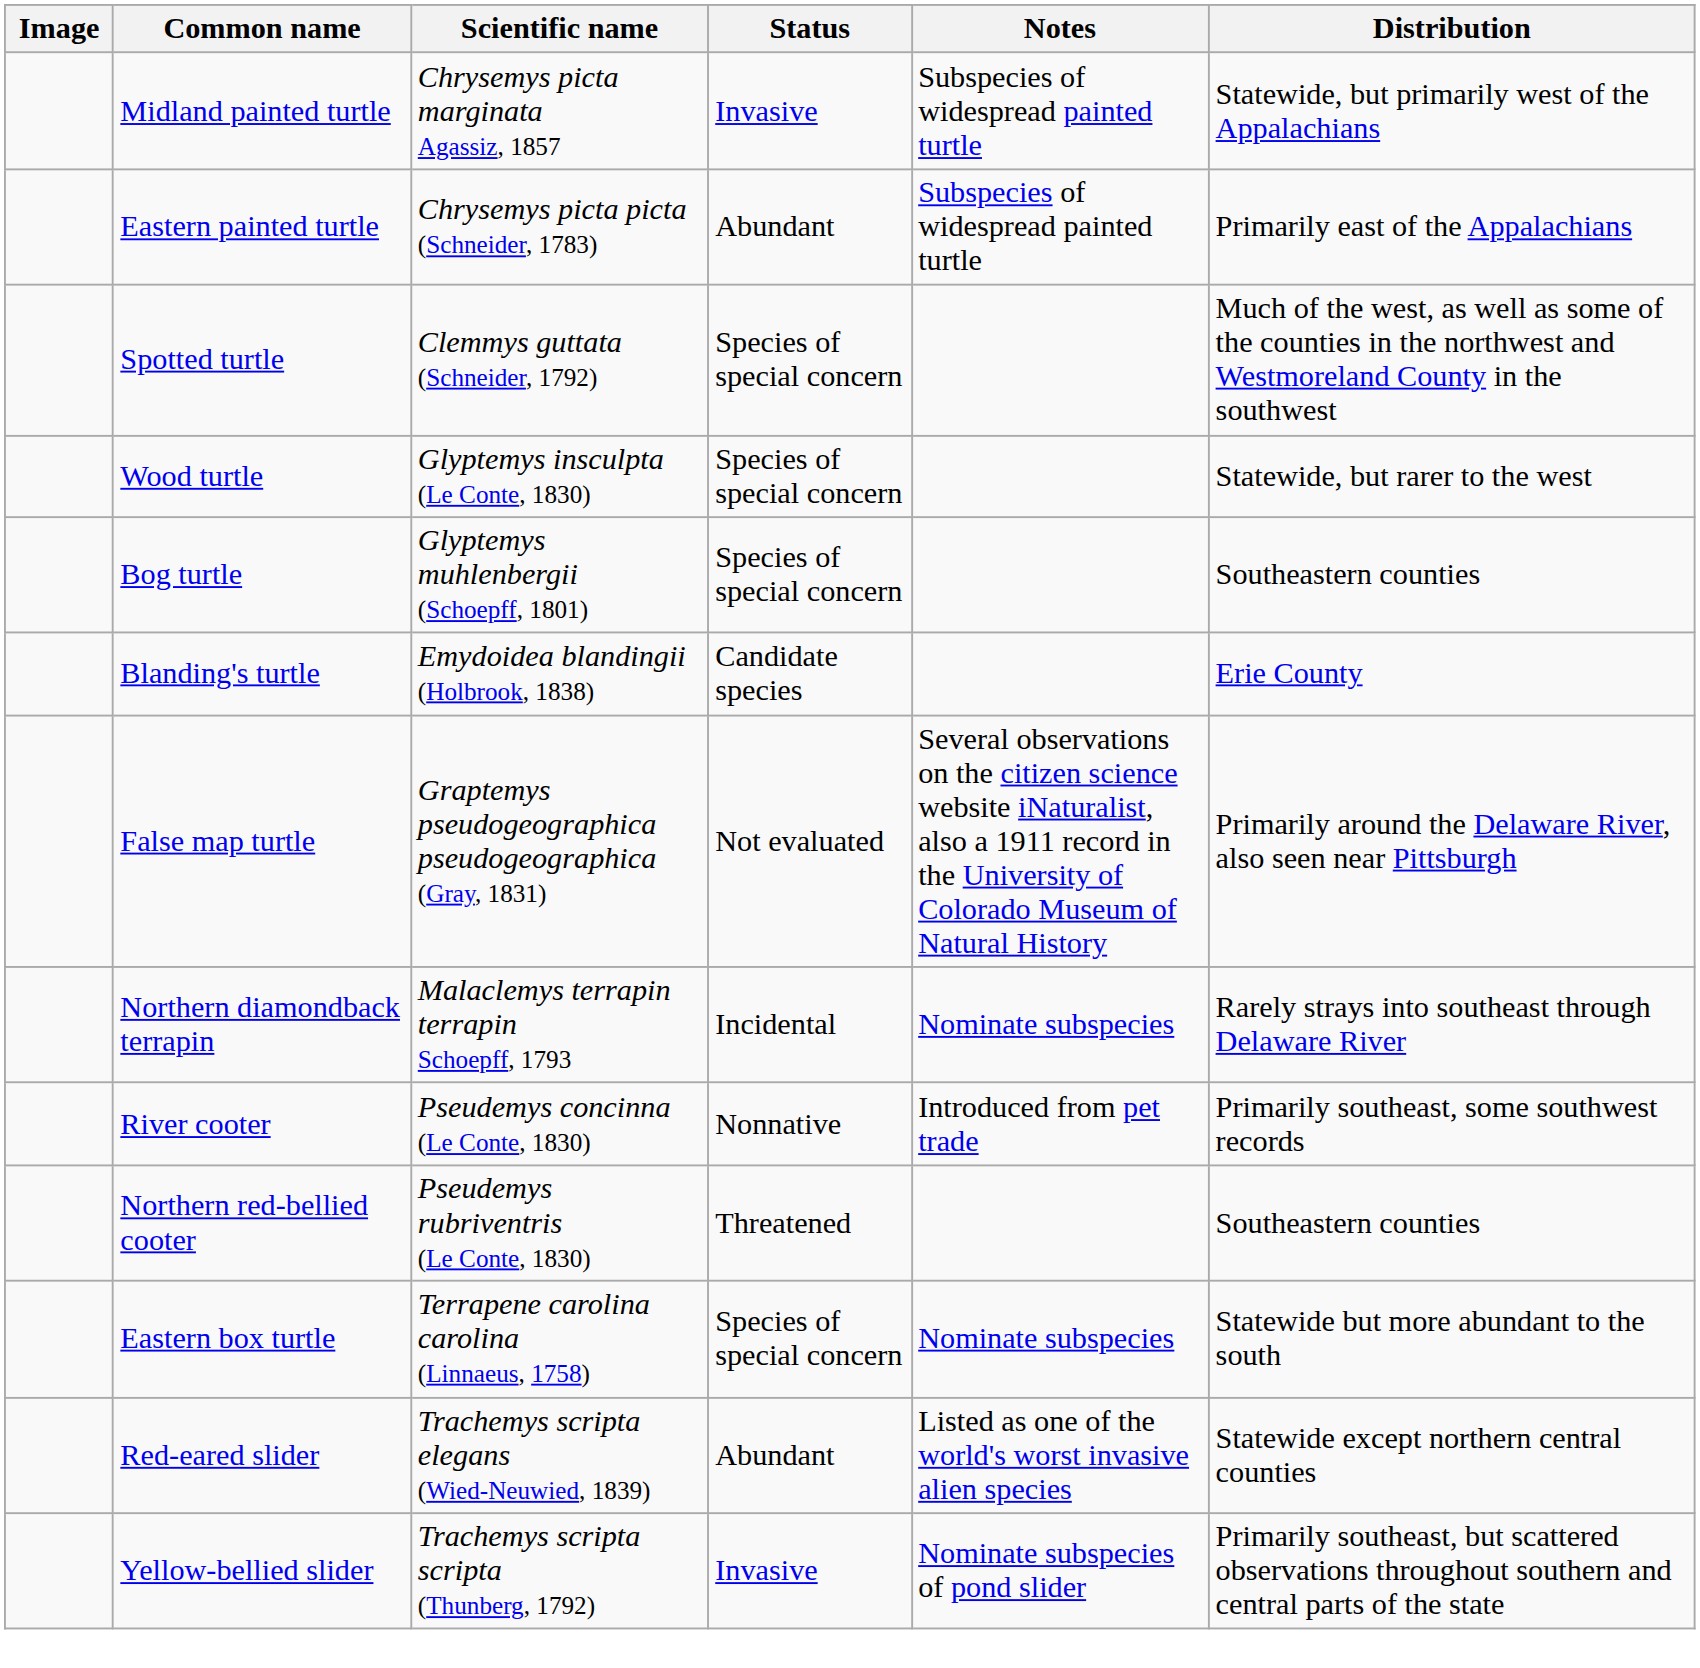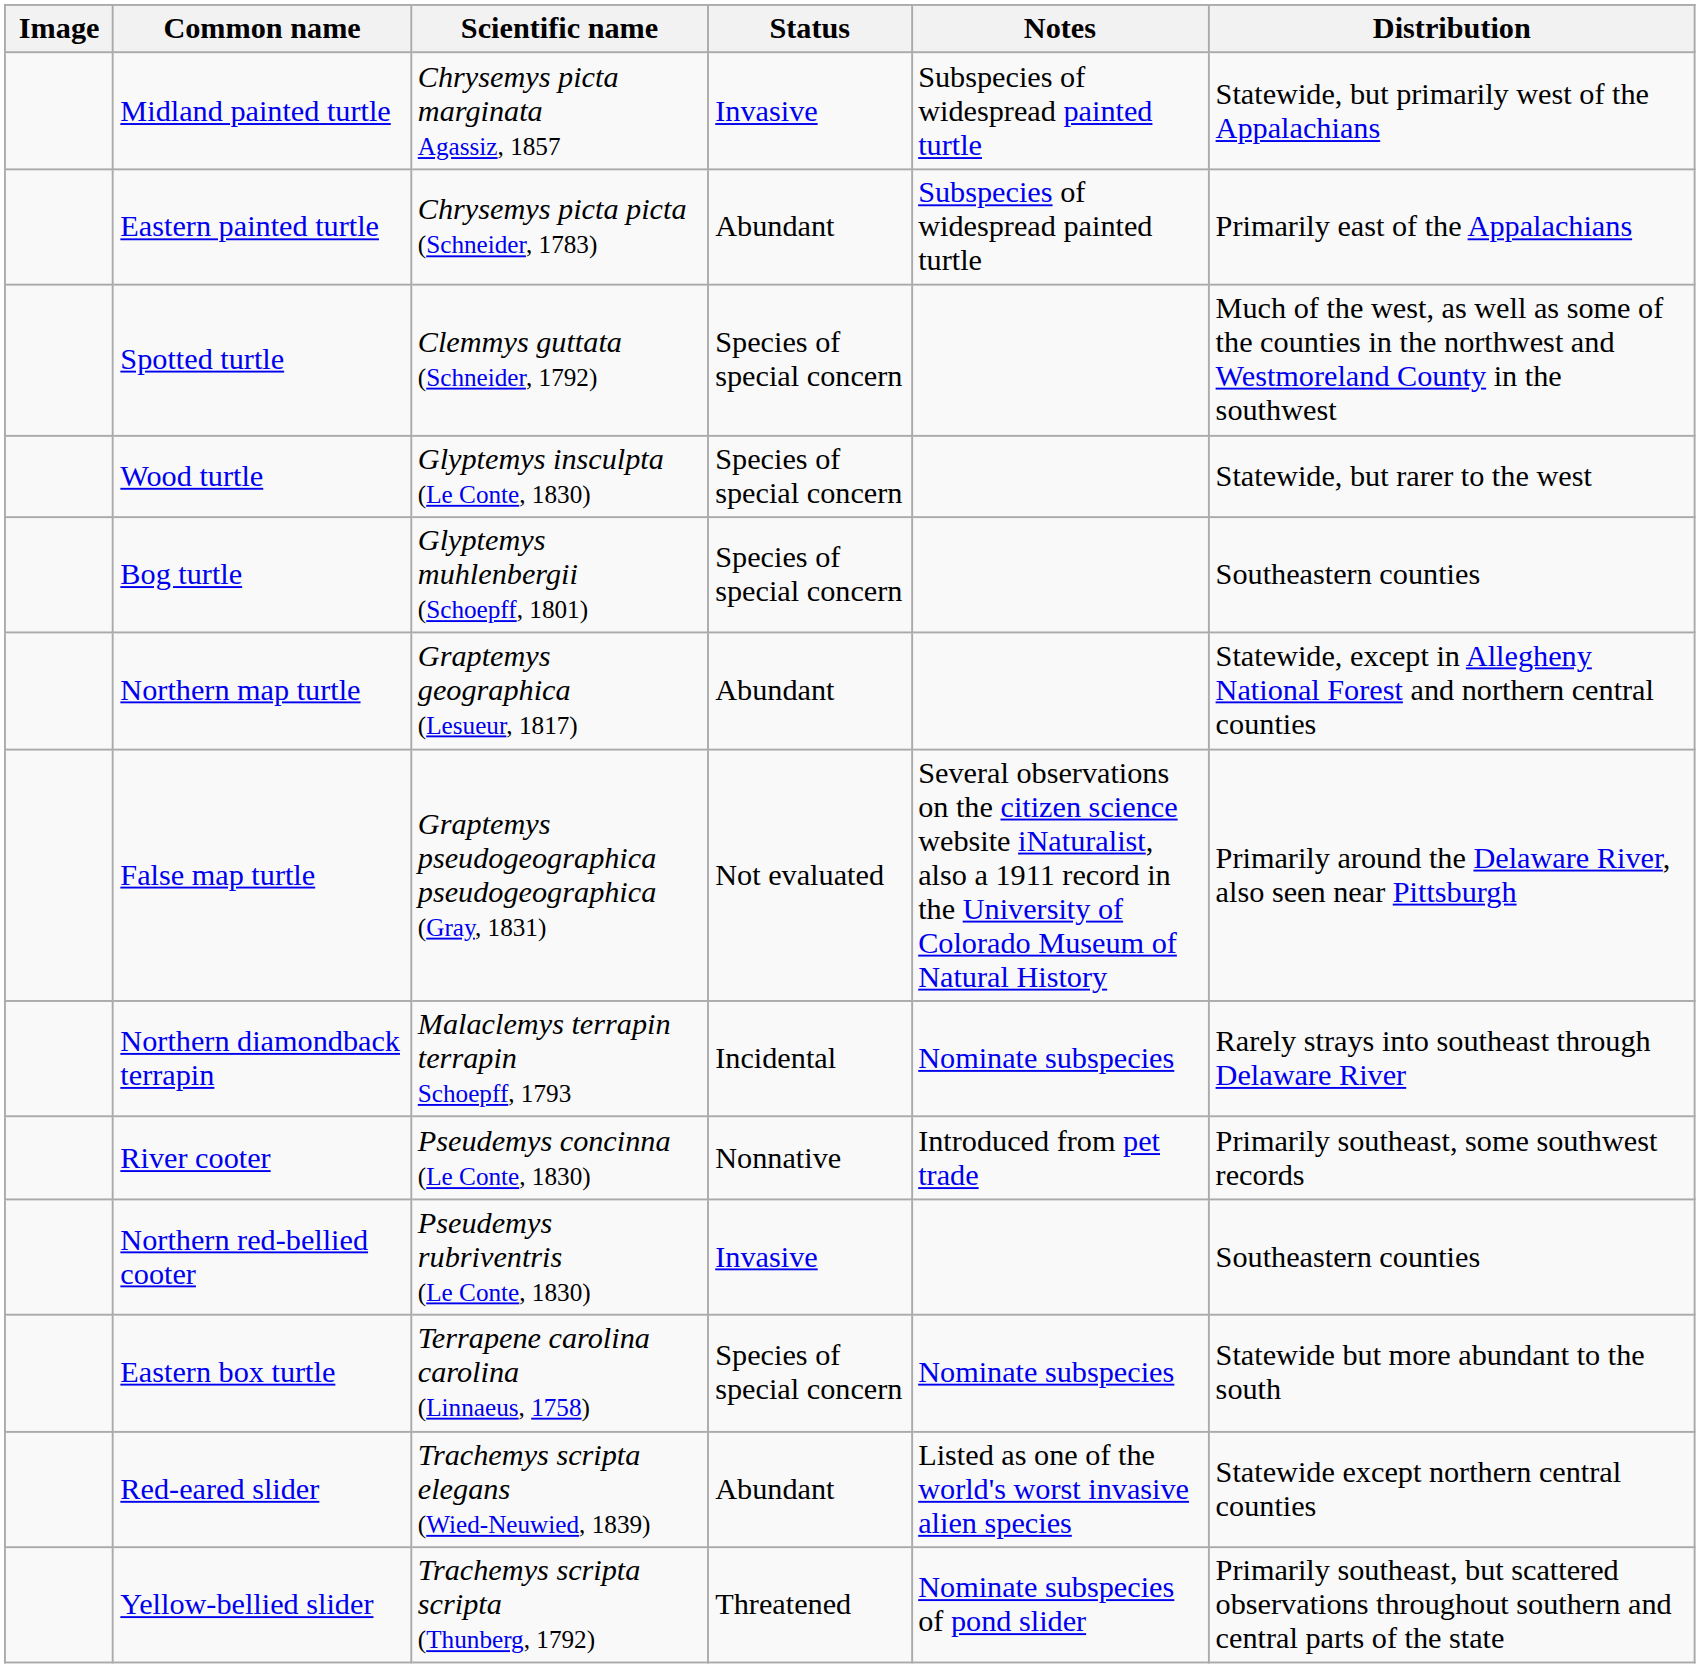- row: (220, 673)
+ row: (240, 690)
(783, 1222) Threatened -> (766, 1256) Invasive
(766, 1570) Invasive -> (783, 1604) Threatened
